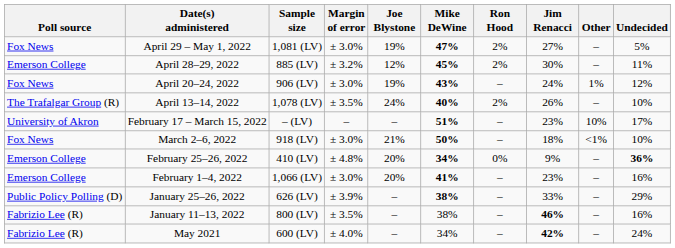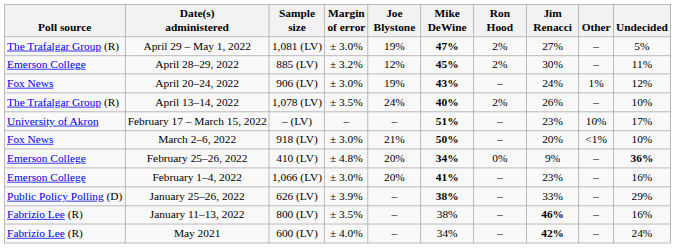(30, 46) Fox News -> (63, 46) The Trafalgar Group (R)
(553, 140) 18% -> (553, 140) 20%
